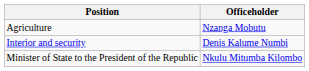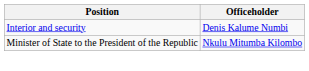- row: (29, 27)
